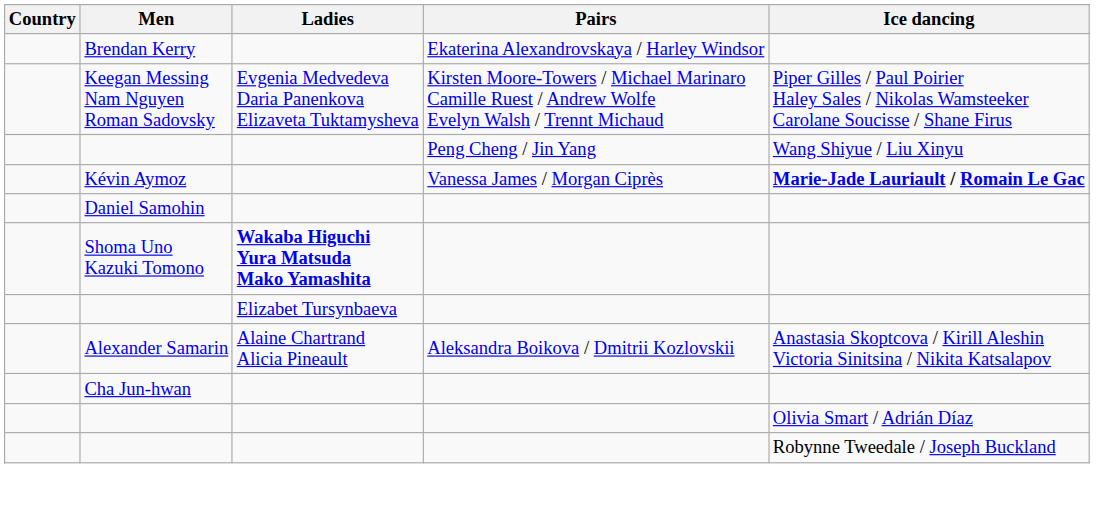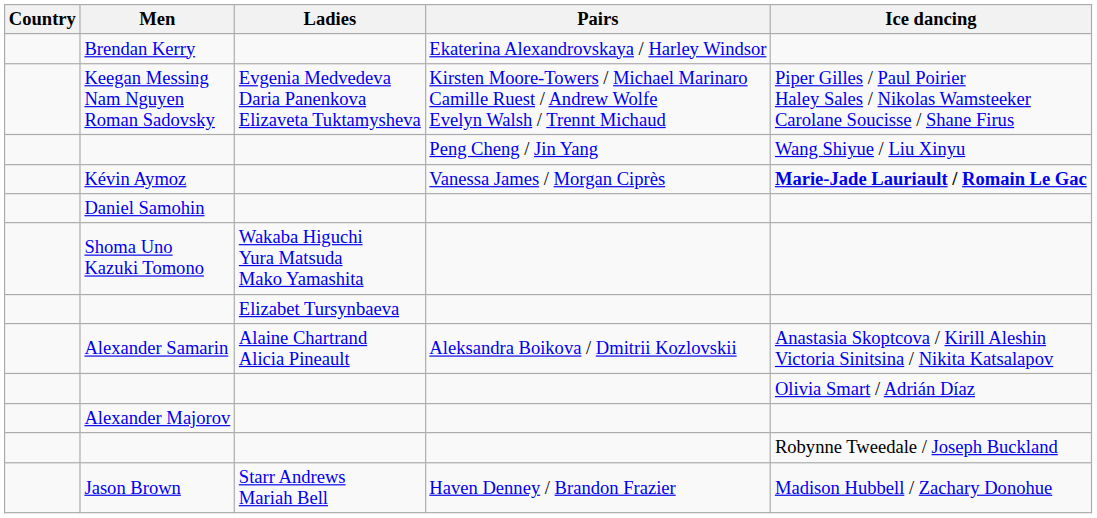(304, 258) bold -> (301, 258) normal
- row: (138, 388)
+ row: (157, 417)
+ row: (133, 487)
